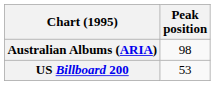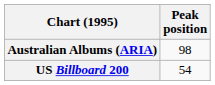(185, 70) 53 -> (185, 70) 54
